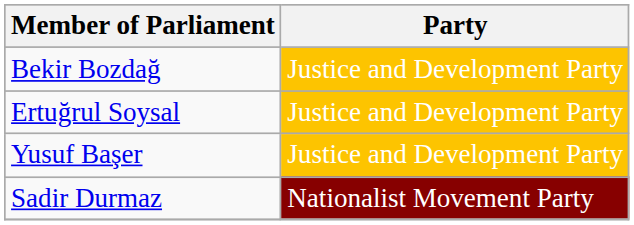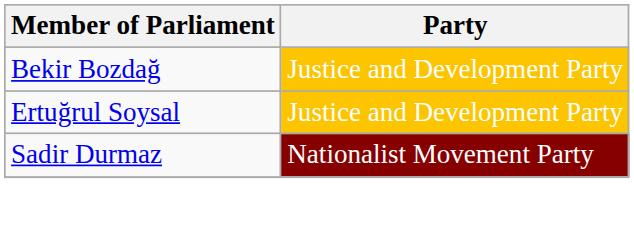- row: (77, 154)
